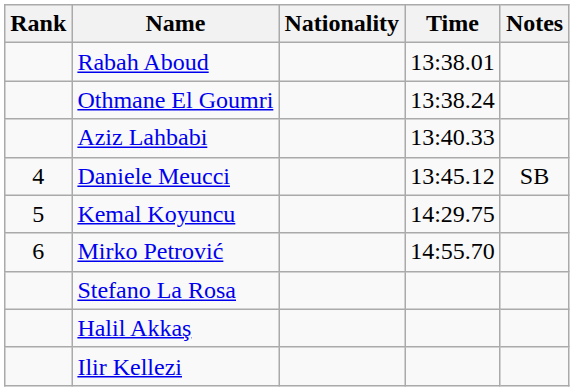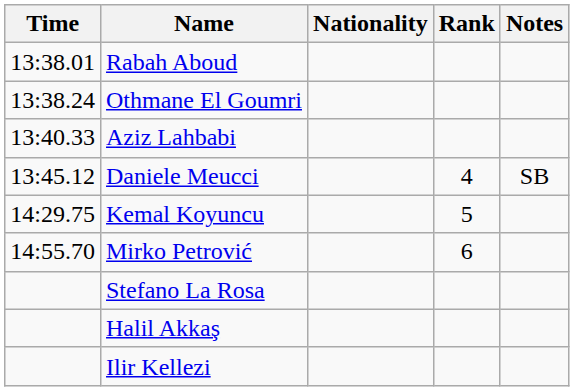columns swapped: (38, 23) <-> (452, 23)
